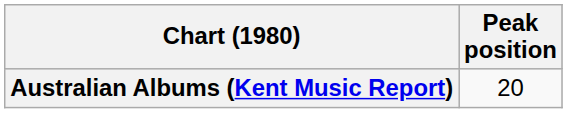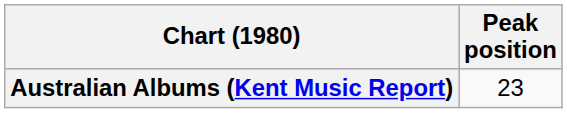(510, 88) 20 -> (510, 88) 23
